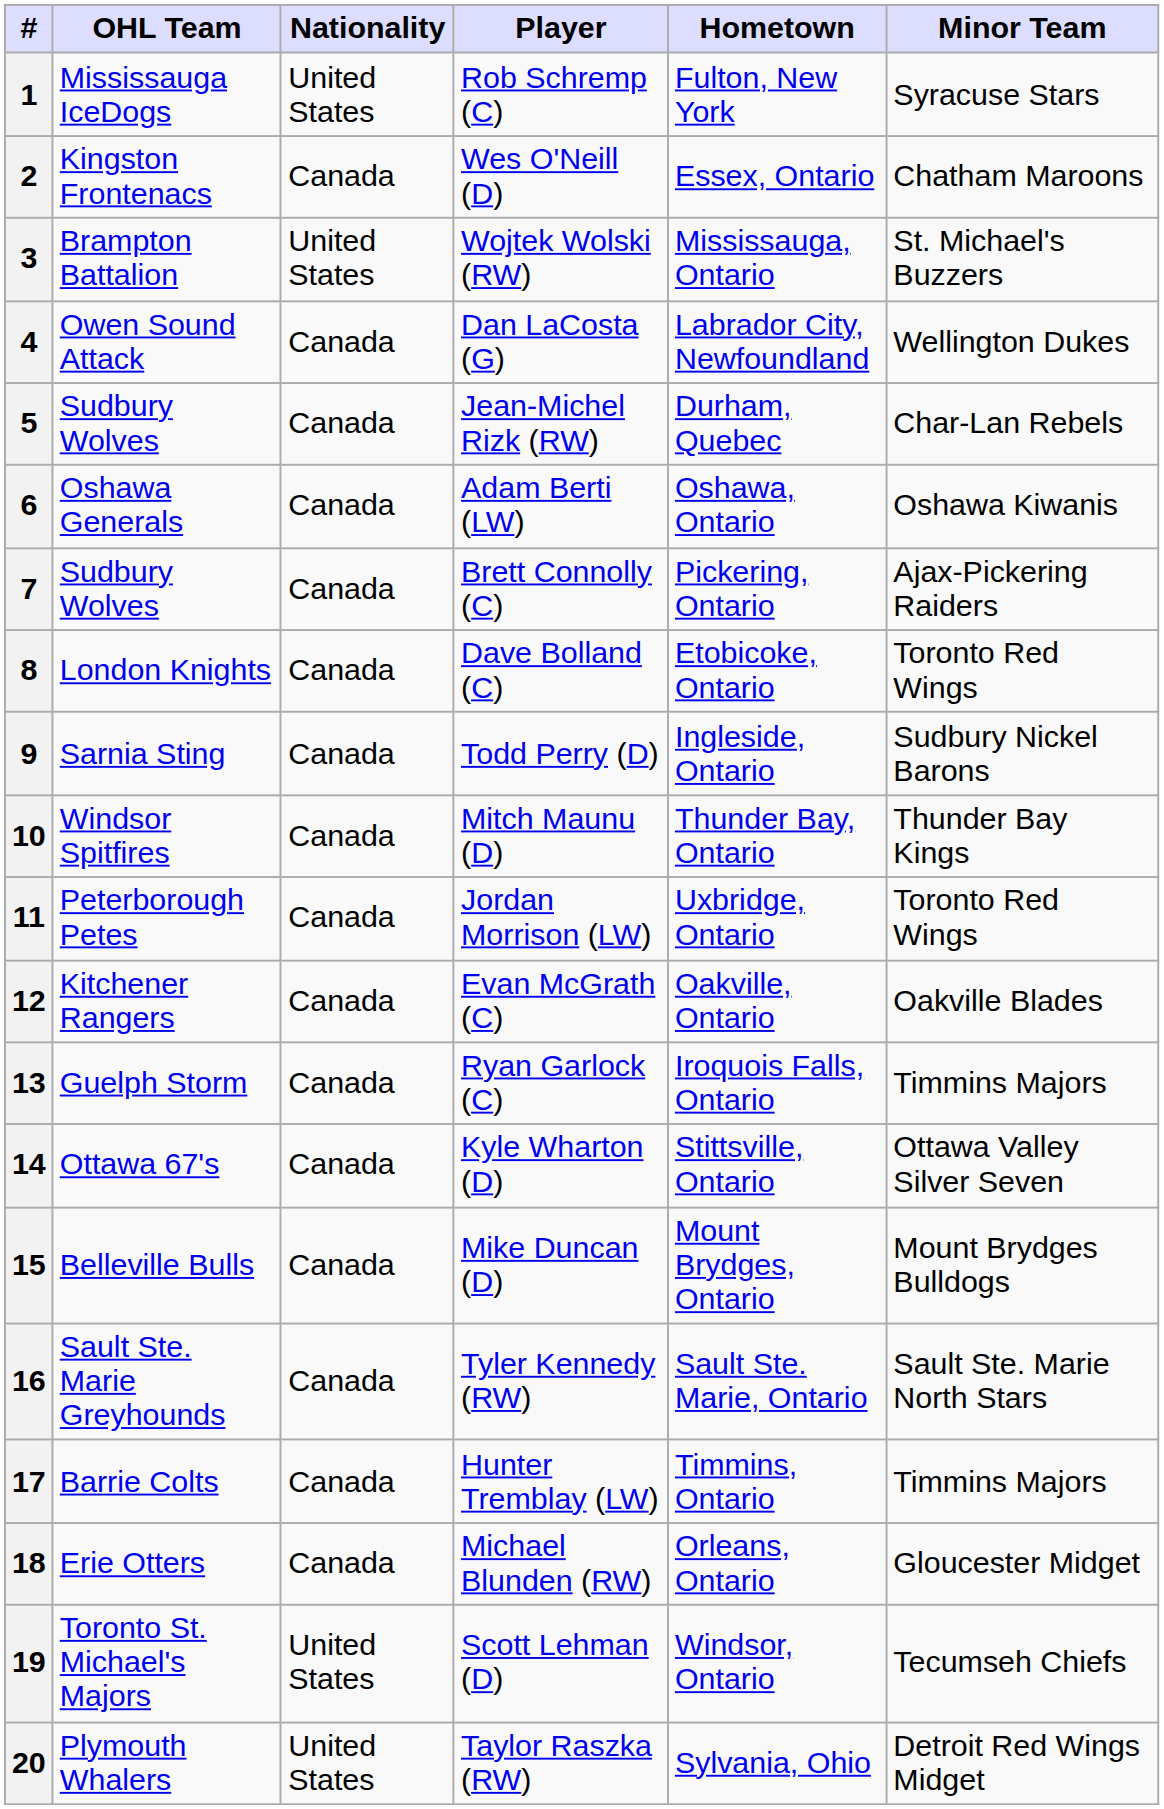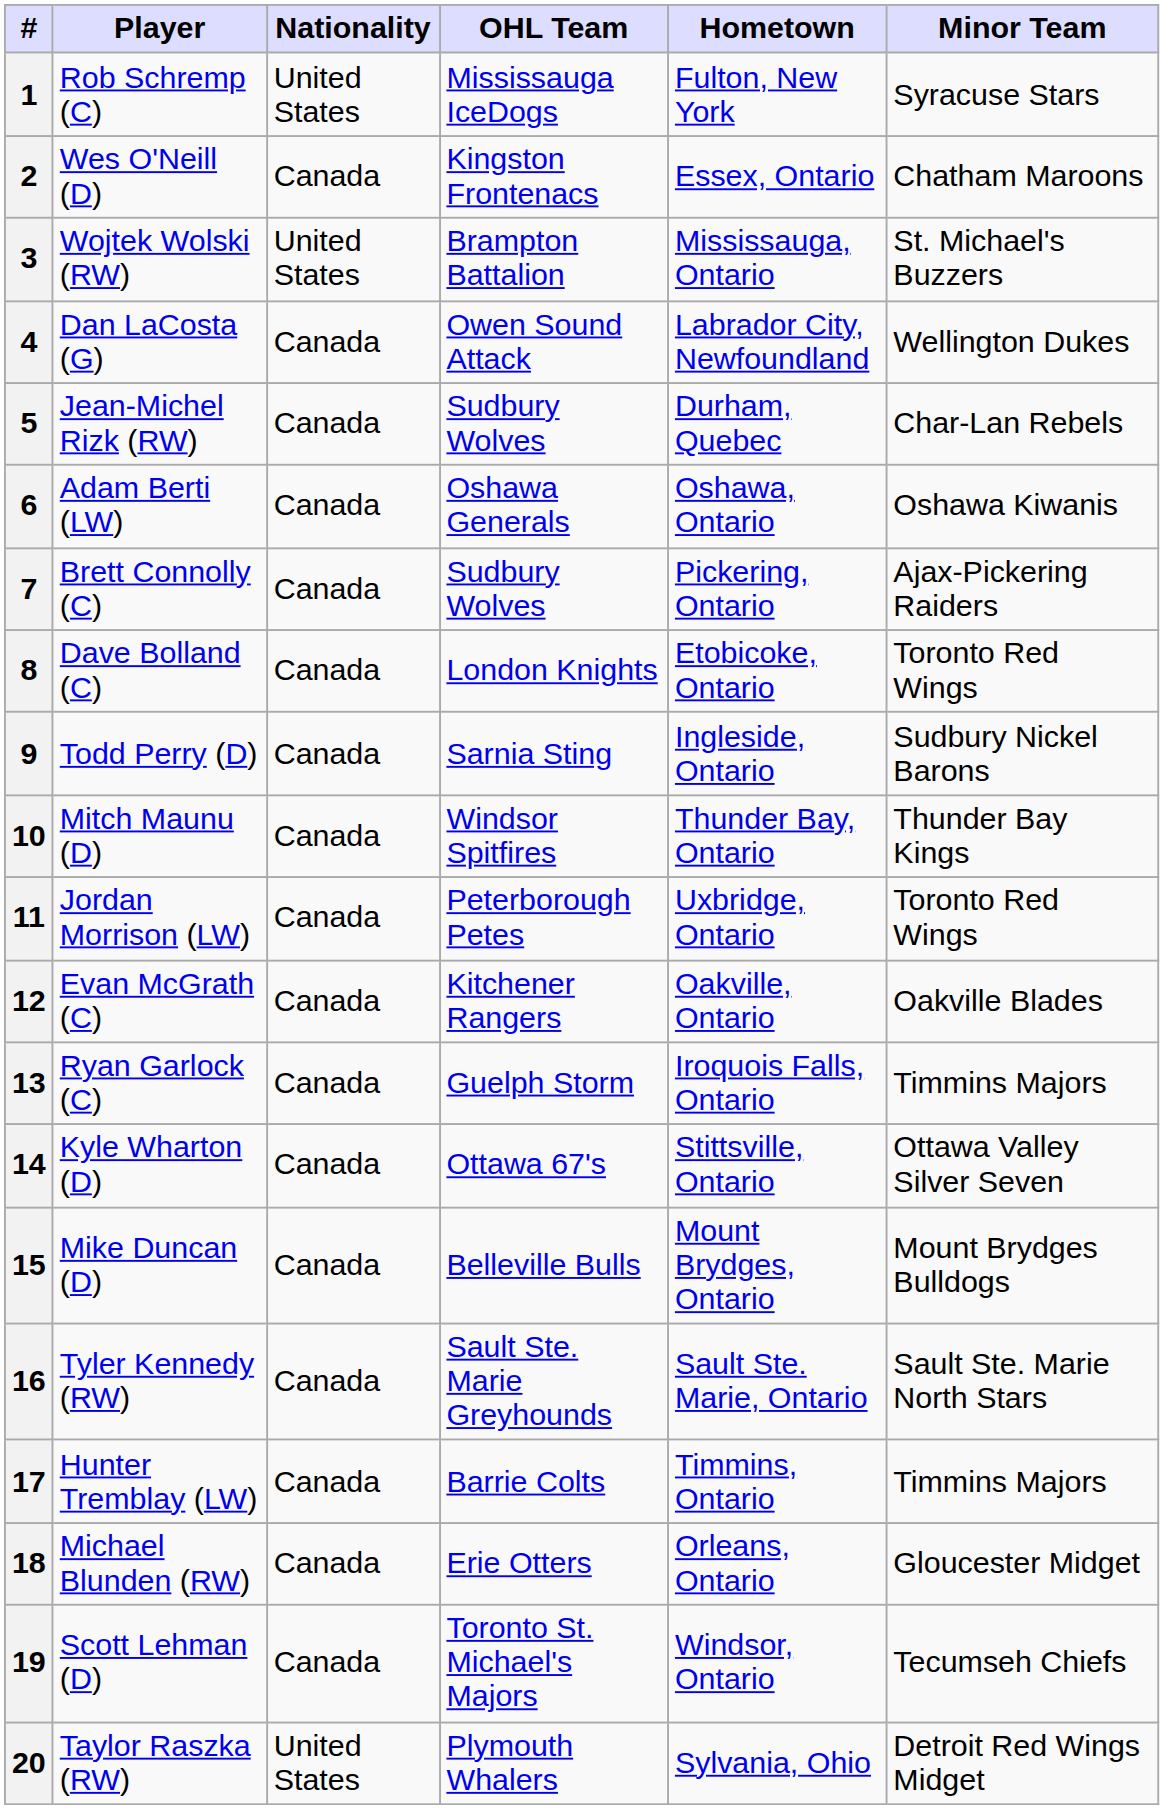columns swapped: (561, 28) <-> (167, 28)
(332, 1662) United States -> (327, 1662) Canada
